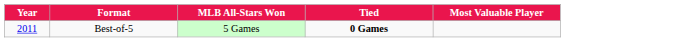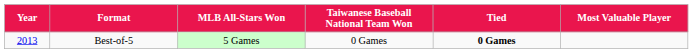+ column: (369, 18)
(27, 28) 2011 -> (27, 40) 2013
